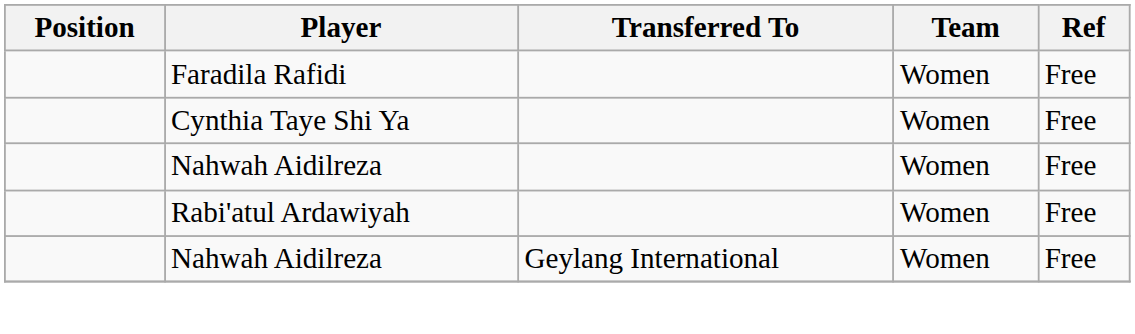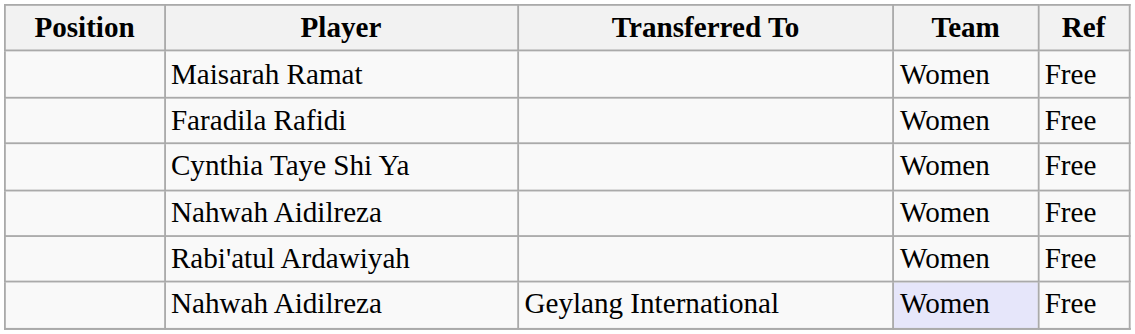+ row: (267, 73)
(945, 258) no background -> (945, 304) lavender background
